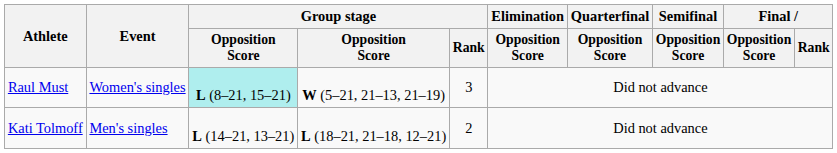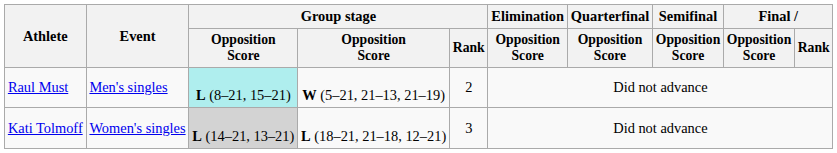(138, 87) Women's singles -> (129, 87) Men's singles
(469, 87) 3 -> (469, 87) 2
(129, 128) Men's singles -> (138, 128) Women's singles
(243, 136) no background -> (243, 136) lightgrey background
(469, 128) 2 -> (469, 128) 3
